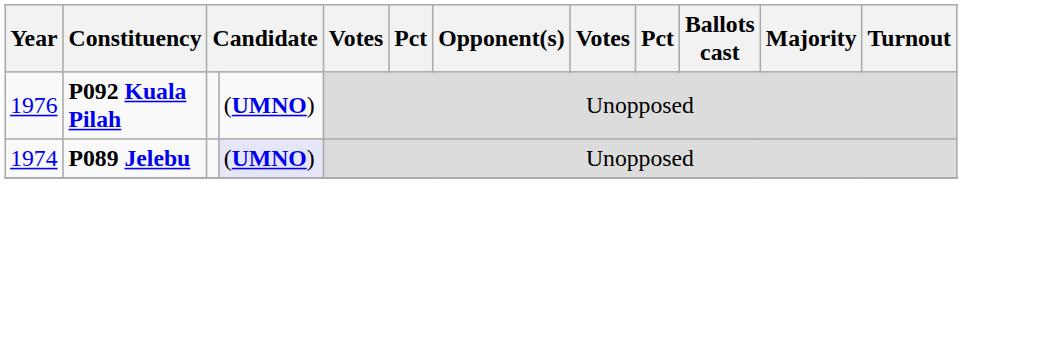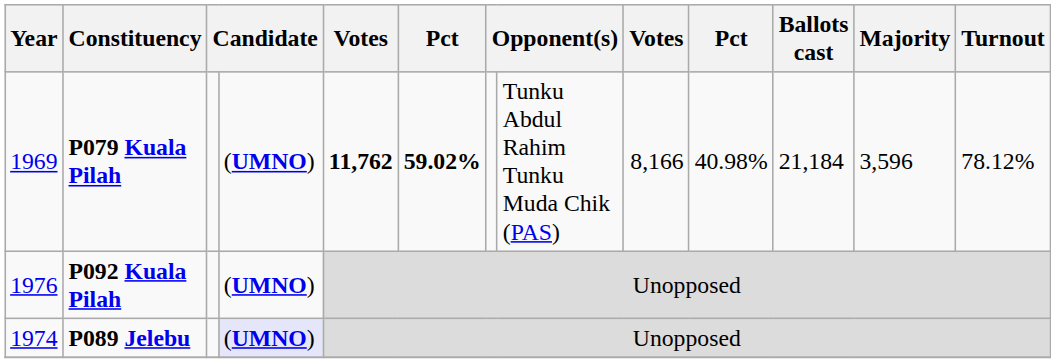+ row: (127, 161)
